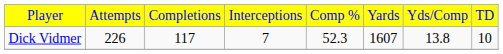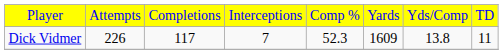(383, 37) 1607 -> (383, 37) 1609
(485, 37) 10 -> (485, 37) 11
